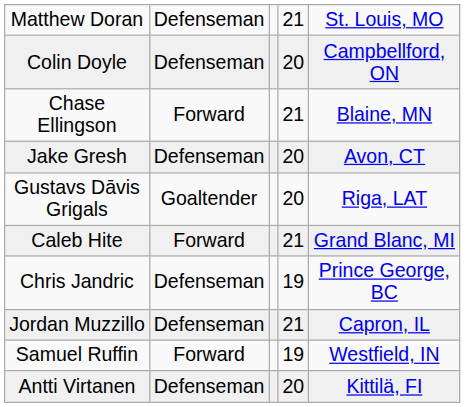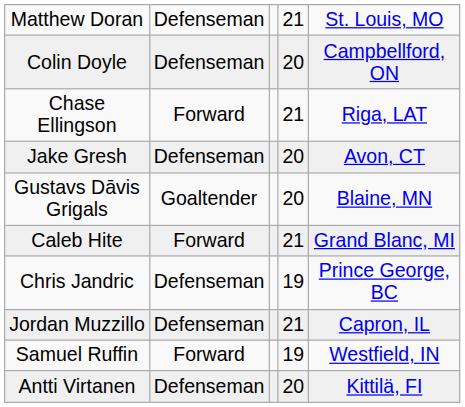(384, 114) Blaine, MN -> (384, 114) Riga, LAT
(384, 198) Riga, LAT -> (384, 198) Blaine, MN
